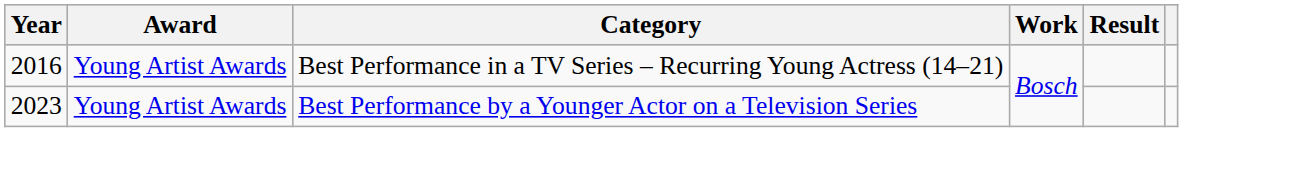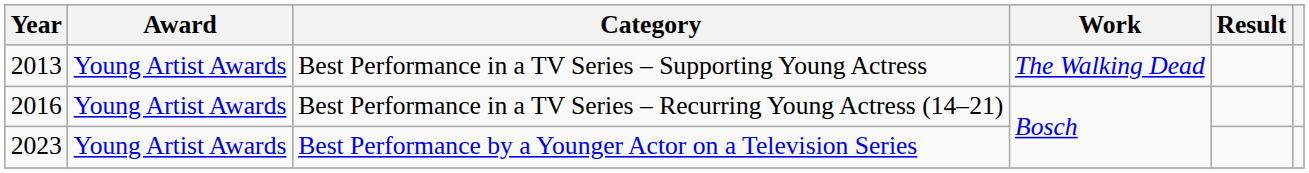+ row: (613, 65)
